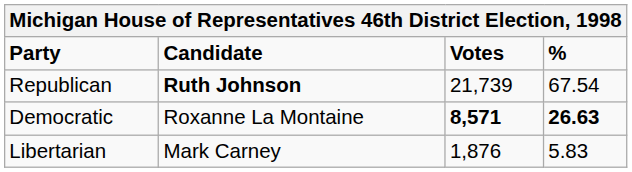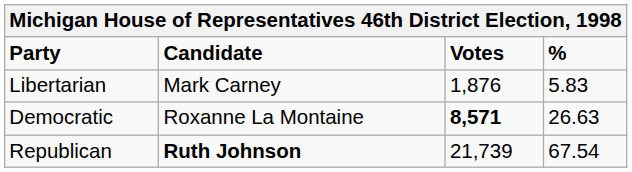rows swapped: (61, 85) <-> (58, 150)
(574, 118) bold -> (574, 118) normal
